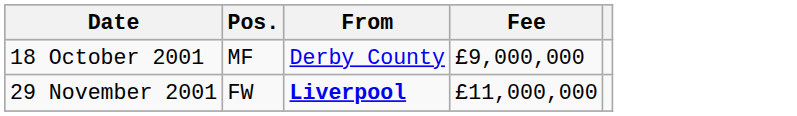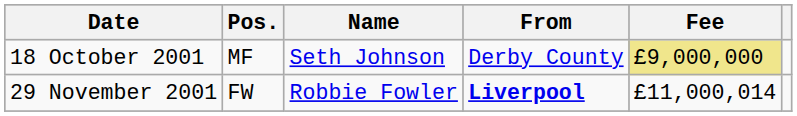+ column: (374, 22)
(520, 58) no background -> (699, 58) khaki background
(526, 93) £11,000,000 -> (705, 93) £11,000,014
